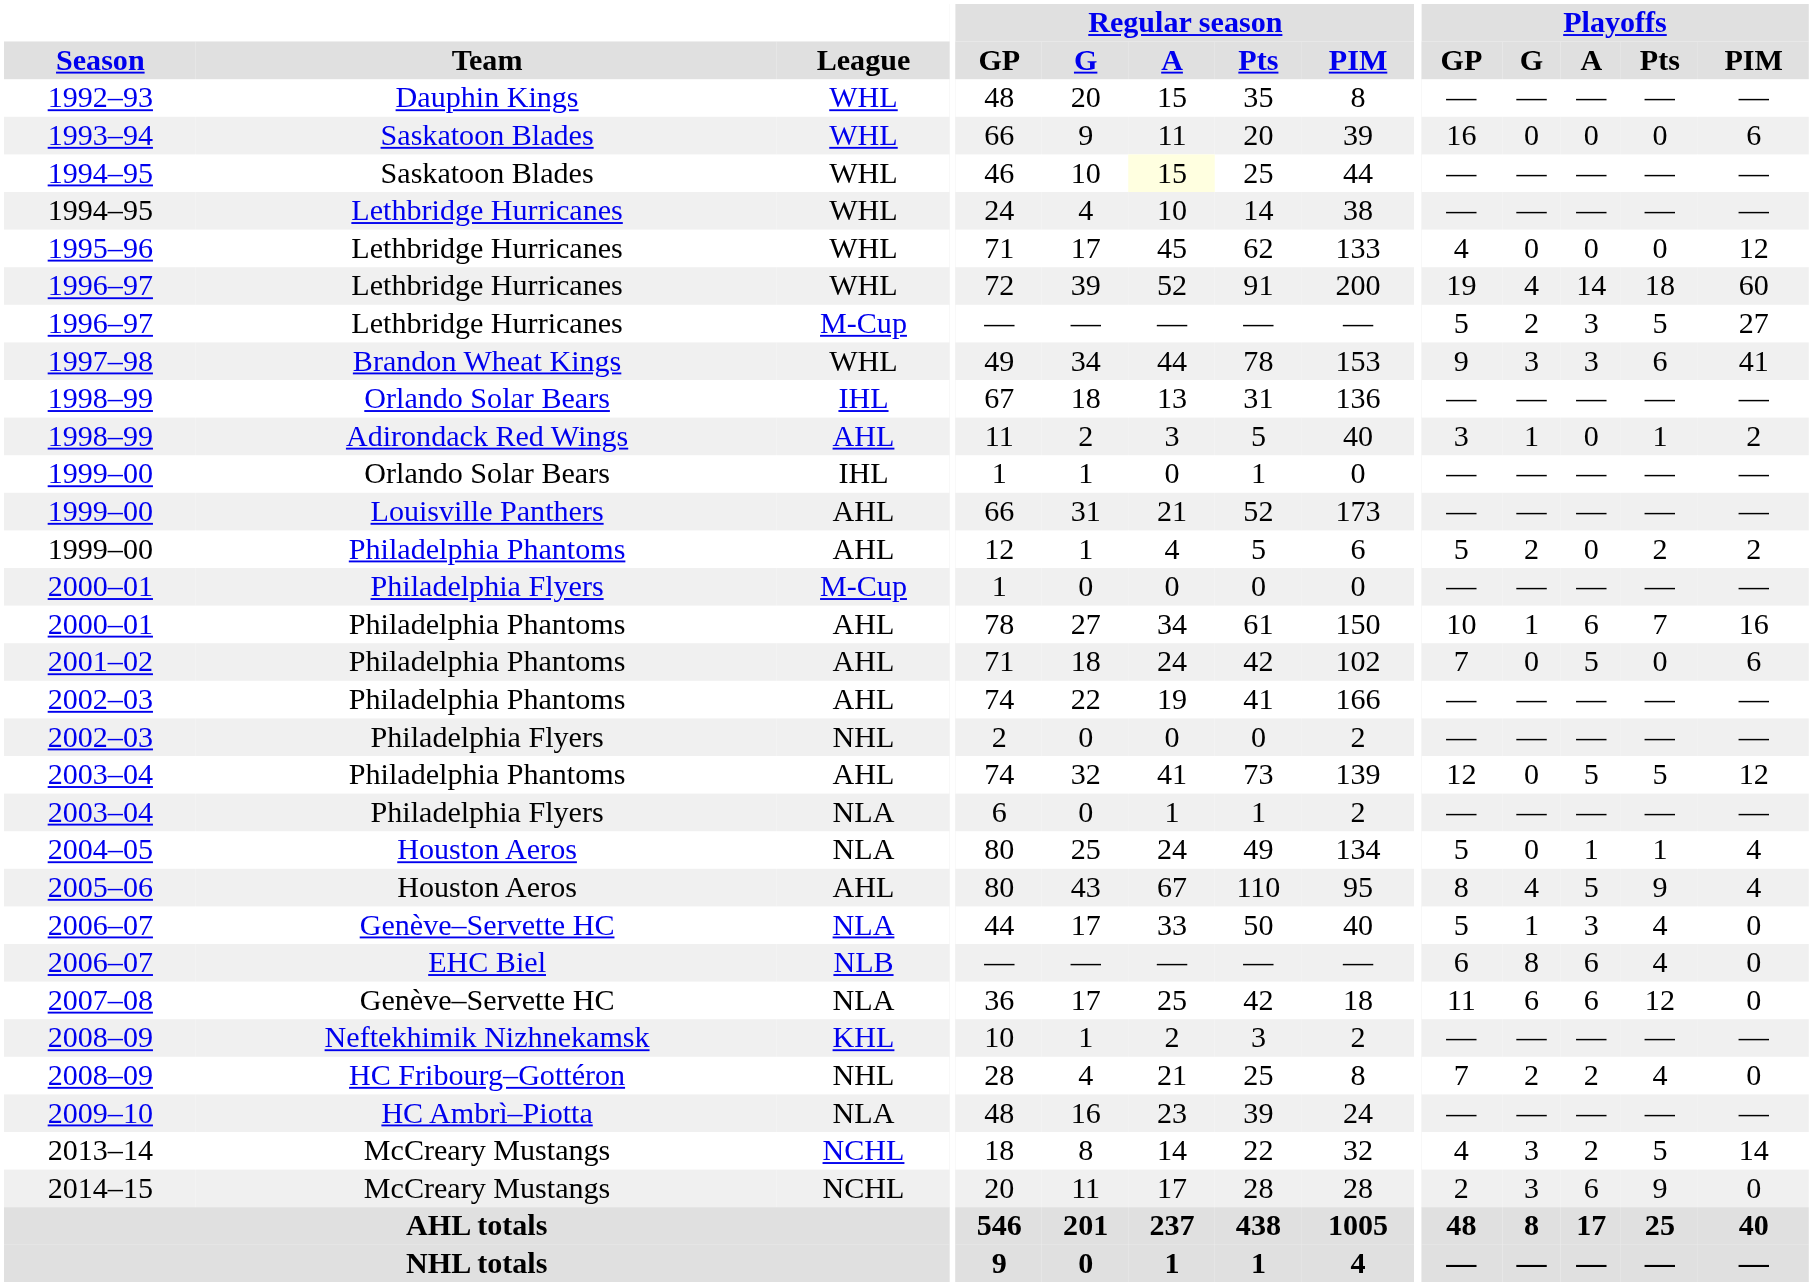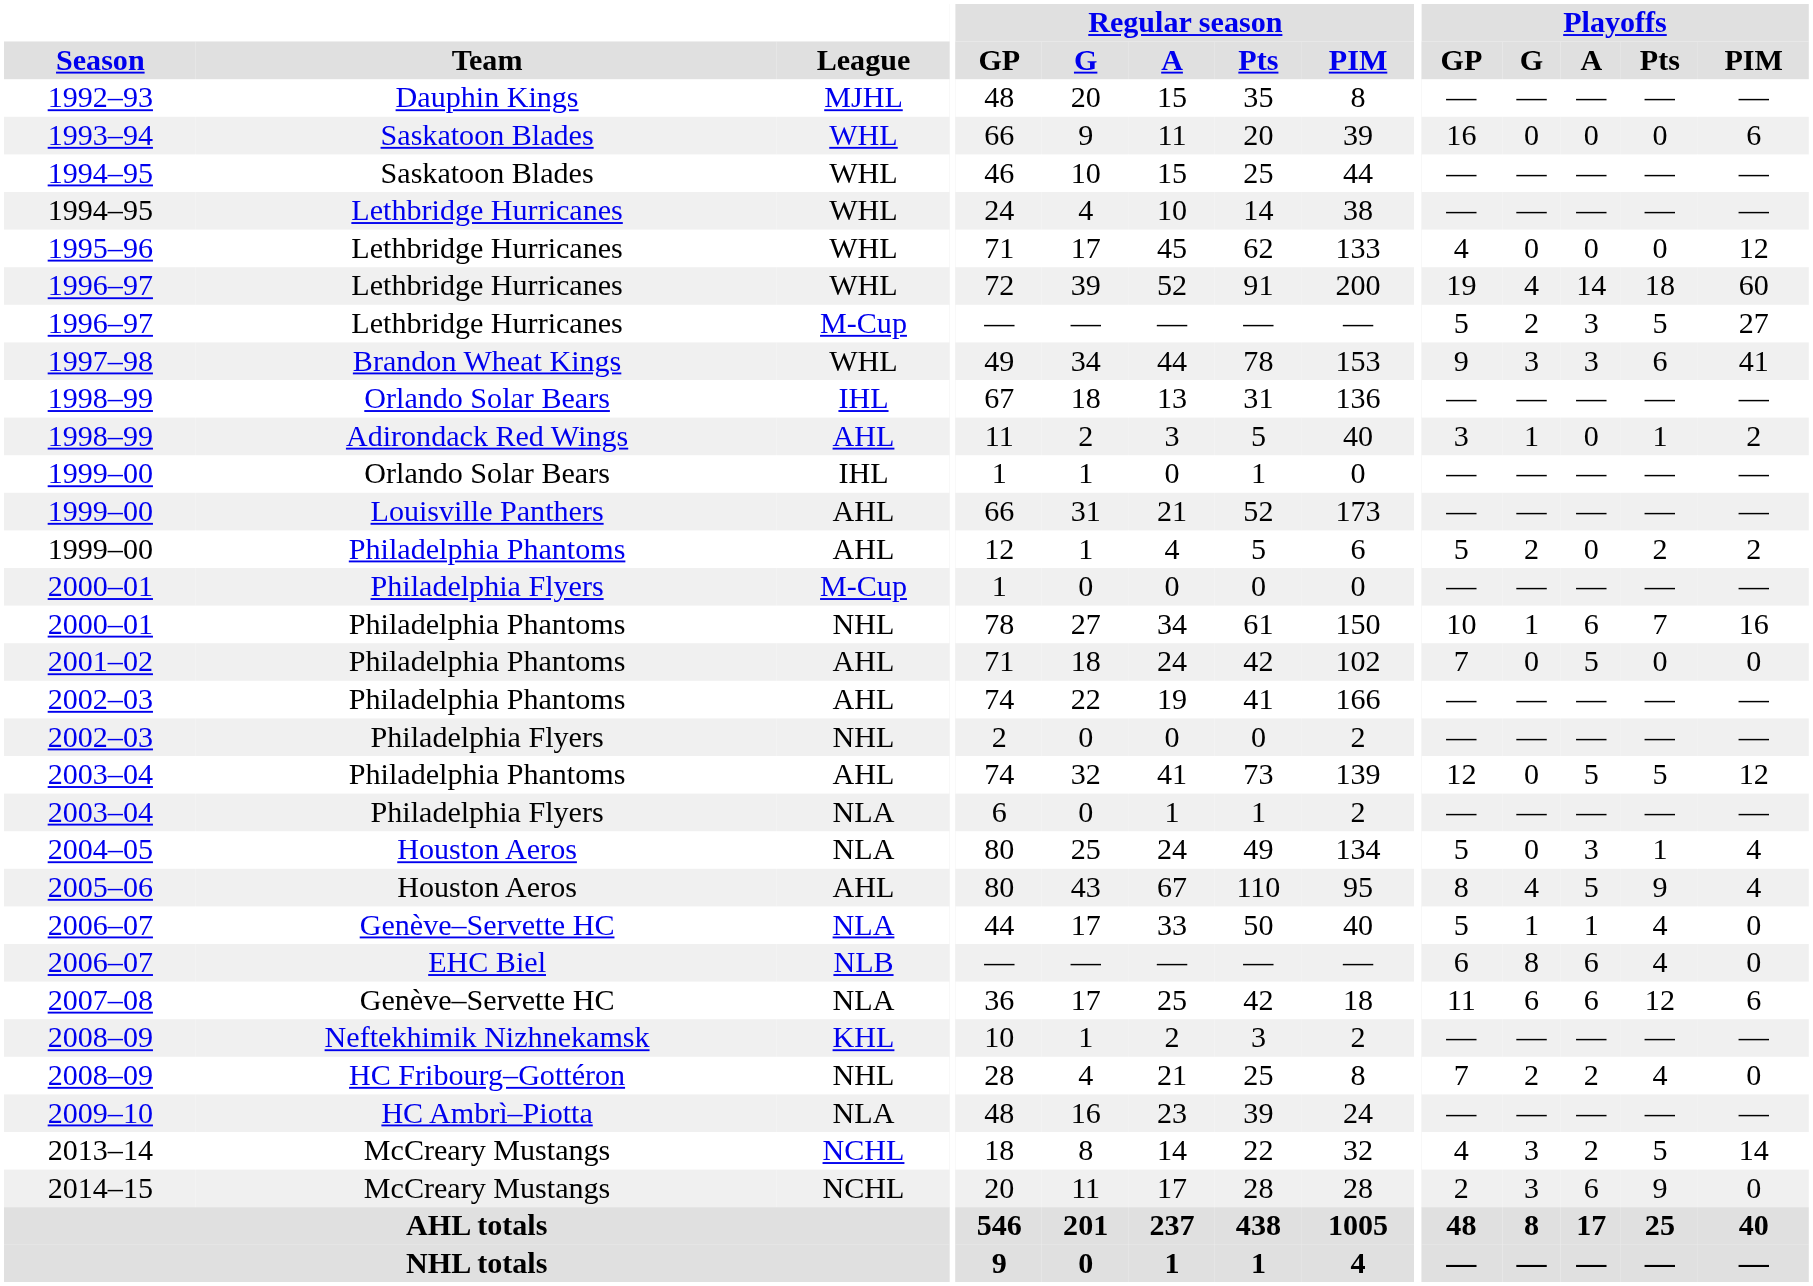(863, 97) WHL -> (863, 97) MJHL
(1172, 172) lightyellow background -> (1172, 172) no background
(863, 623) AHL -> (863, 623) NHL
(1754, 661) 6 -> (1754, 661) 0
(1591, 849) 1 -> (1591, 849) 3
(1591, 924) 3 -> (1591, 924) 1
(1754, 999) 0 -> (1754, 999) 6
